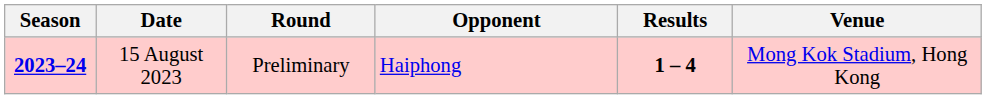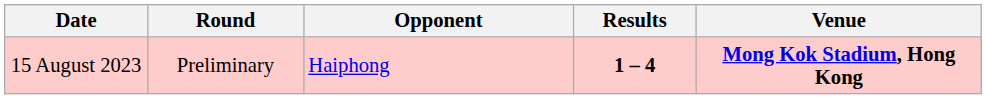- column: (50, 20)
(857, 65) normal -> (839, 65) bold
